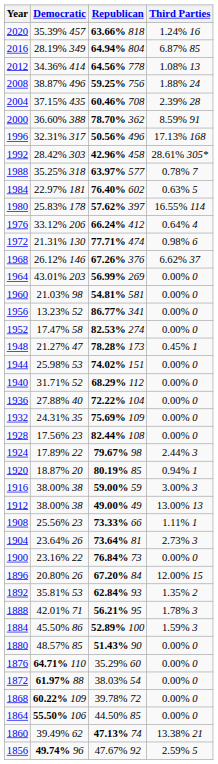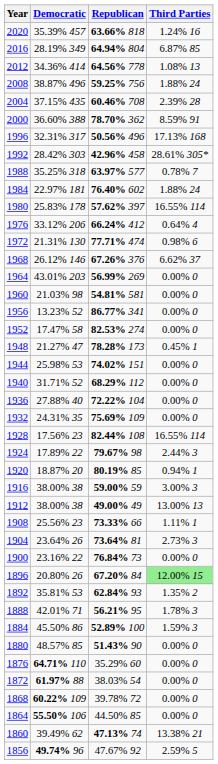(180, 189) 0.63% 5 -> (180, 189) 1.88% 24
(180, 434) 0.00% 0 -> (180, 434) 16.55% 114
(180, 575) no background -> (180, 575) lightgreen background
